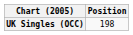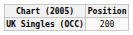(107, 24) 198 -> (107, 24) 200
